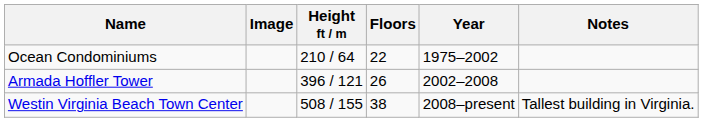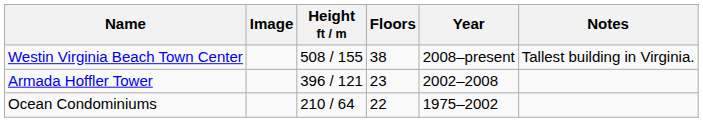rows swapped: (82, 57) <-> (125, 104)
(378, 81) 26 -> (378, 81) 23
